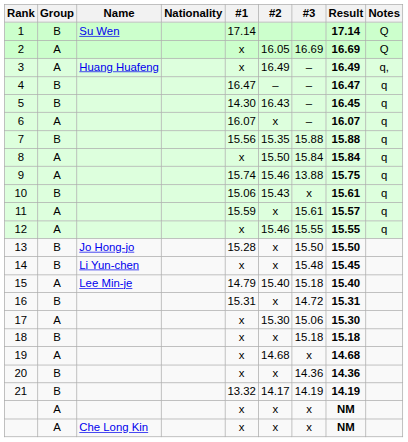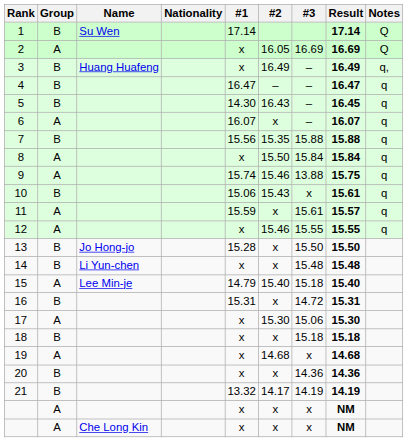(57, 67) A -> (57, 67) B
(346, 265) 15.45 -> (346, 265) 15.48
